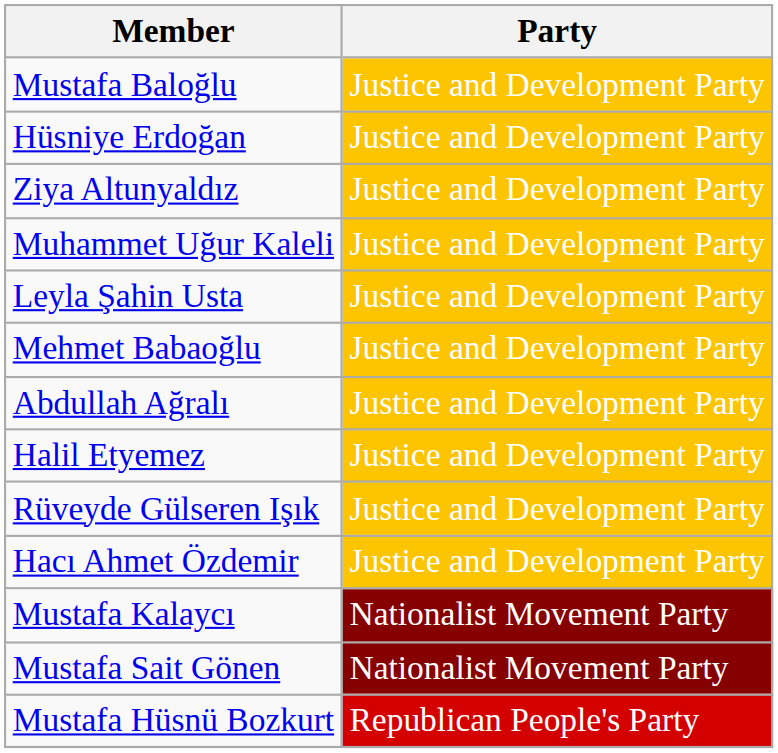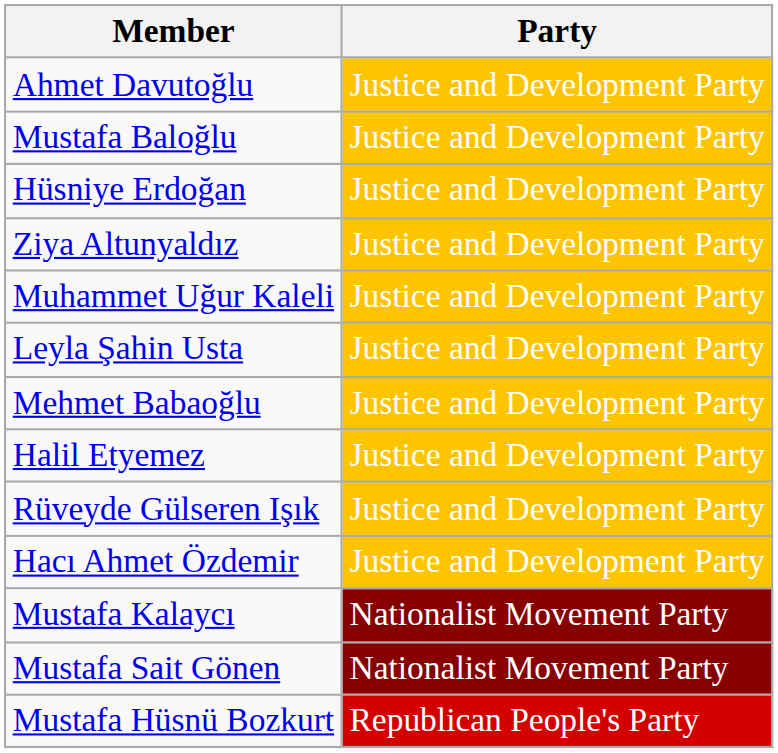+ row: (133, 84)
- row: (121, 402)
